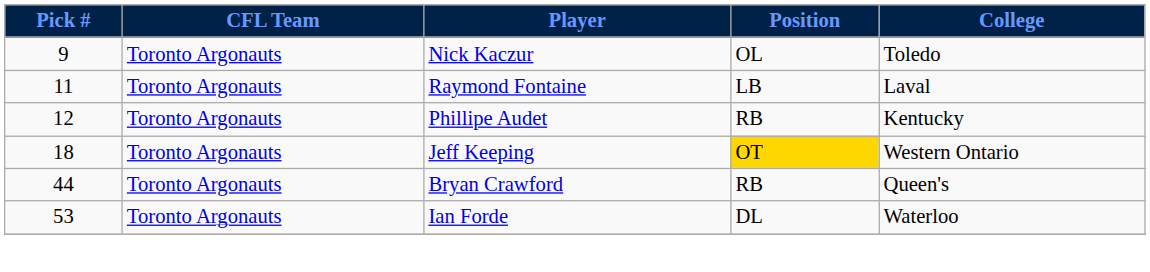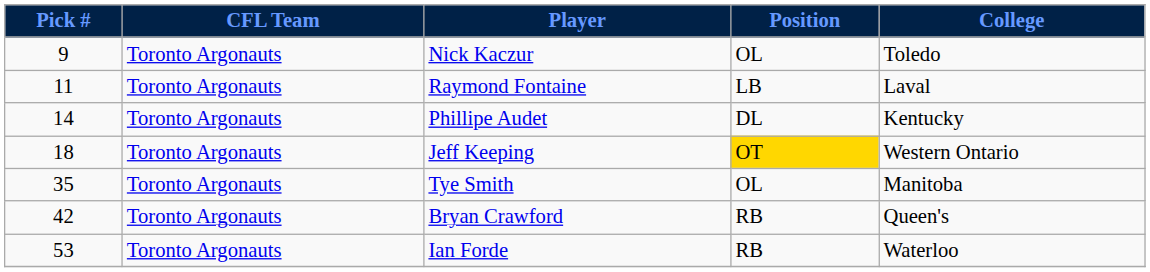(63, 119) 12 -> (63, 119) 14
(749, 119) RB -> (749, 119) DL
+ row: (471, 184)
(63, 184) 44 -> (63, 217) 42
(749, 217) DL -> (749, 250) RB
